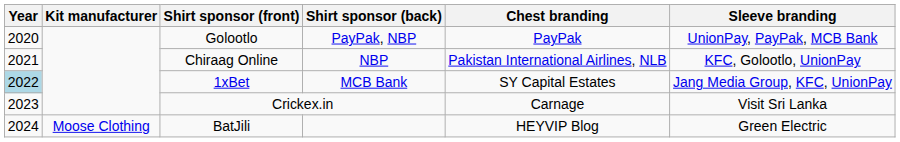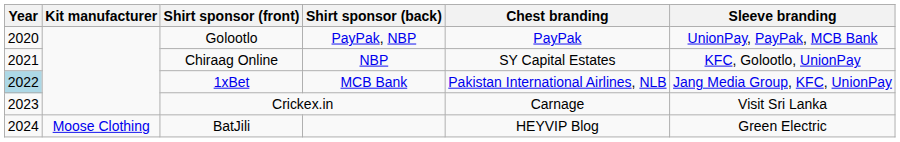(557, 60) Pakistan International Airlines, NLB -> (557, 60) SY Capital Estates
(557, 82) SY Capital Estates -> (557, 82) Pakistan International Airlines, NLB
